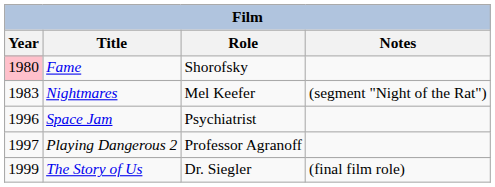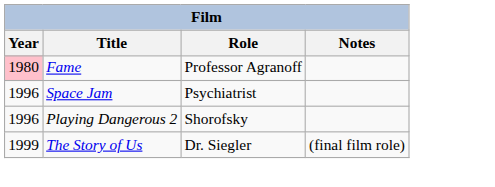(216, 68) Shorofsky -> (243, 68) Professor Agranoff
- row: (82, 93)
(24, 144) 1997 -> (24, 119) 1996
(243, 144) Professor Agranoff -> (216, 119) Shorofsky
